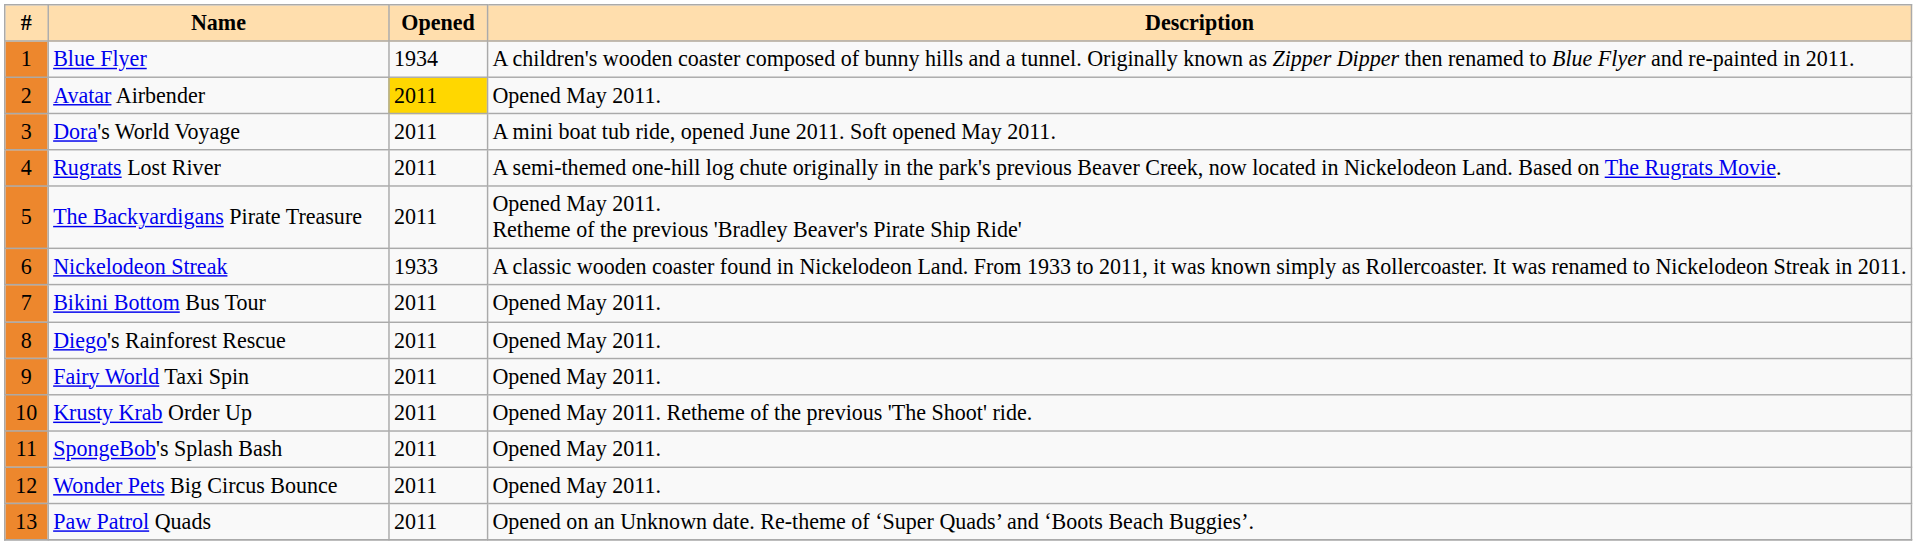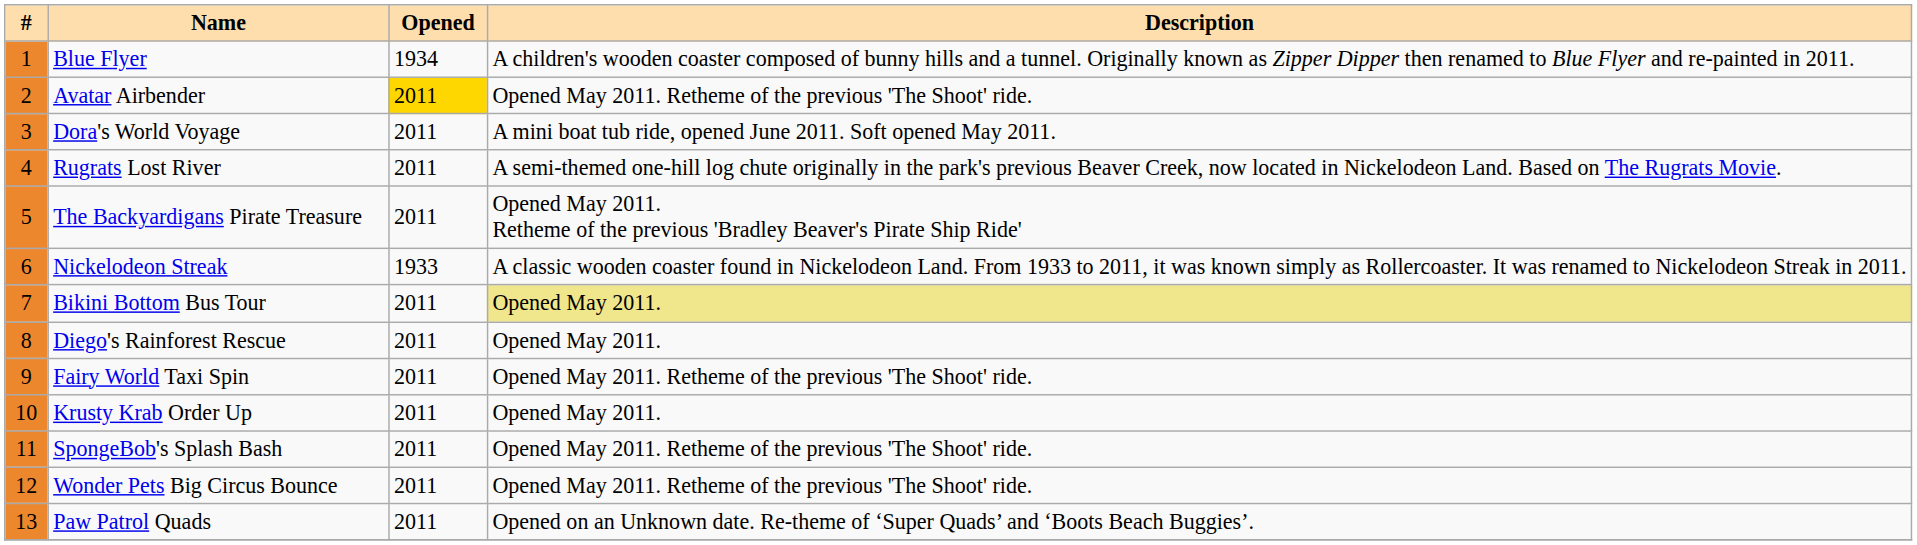(577, 95) Opened May 2011. -> (762, 95) Opened May 2011. Retheme of the previous 'The Shoot' ride.
(577, 303) no background -> (577, 303) khaki background
(577, 376) Opened May 2011. -> (762, 376) Opened May 2011. Retheme of the previous 'The Shoot' ride.
(762, 412) Opened May 2011. Retheme of the previous 'The Shoot' ride. -> (577, 412) Opened May 2011.
(577, 448) Opened May 2011. -> (762, 448) Opened May 2011. Retheme of the previous 'The Shoot' ride.
(577, 485) Opened May 2011. -> (762, 485) Opened May 2011. Retheme of the previous 'The Shoot' ride.
